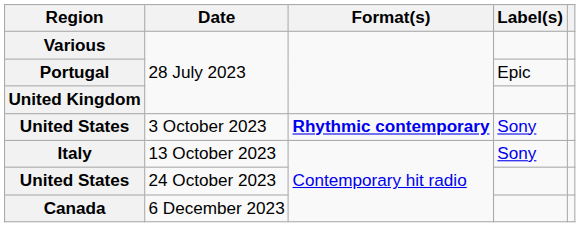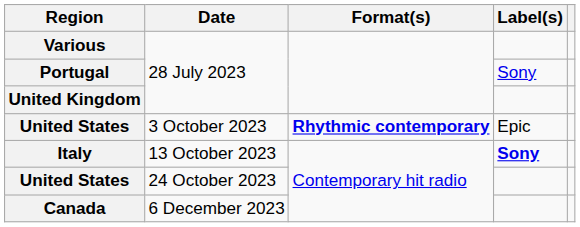(514, 72) Epic -> (517, 72) Sony
(517, 126) Sony -> (514, 126) Epic
(517, 153) normal -> (518, 153) bold
